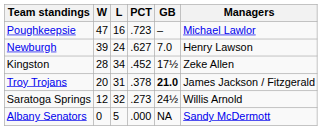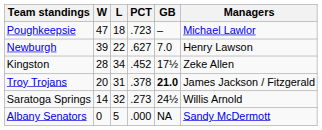(119, 30) 16 -> (119, 30) 18
(119, 47) 24 -> (119, 47) 22
(102, 99) 12 -> (102, 99) 14
